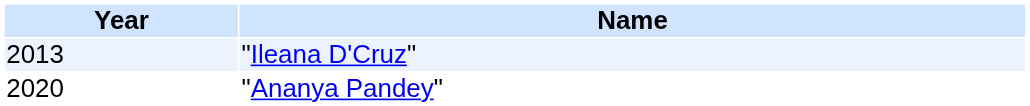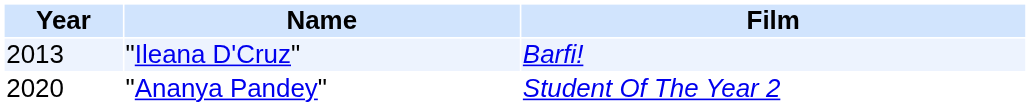+ column: (773, 20)
